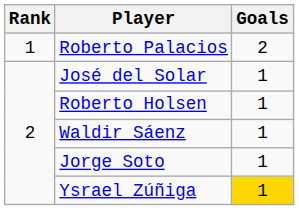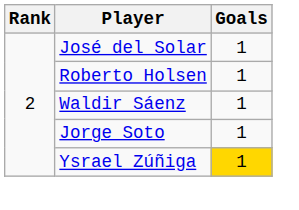- row: (144, 48)
